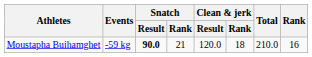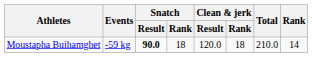(181, 45) 21 -> (181, 45) 18
(294, 45) 16 -> (294, 45) 14
